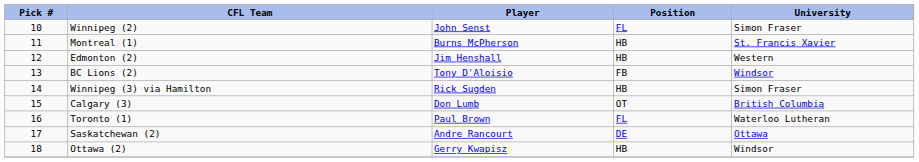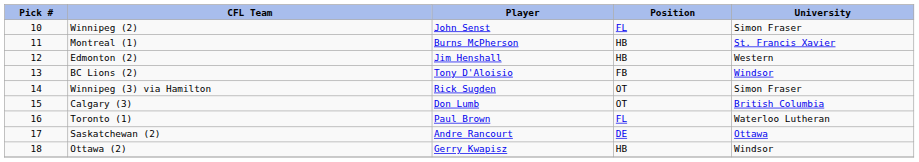(621, 88) HB -> (621, 88) OT
